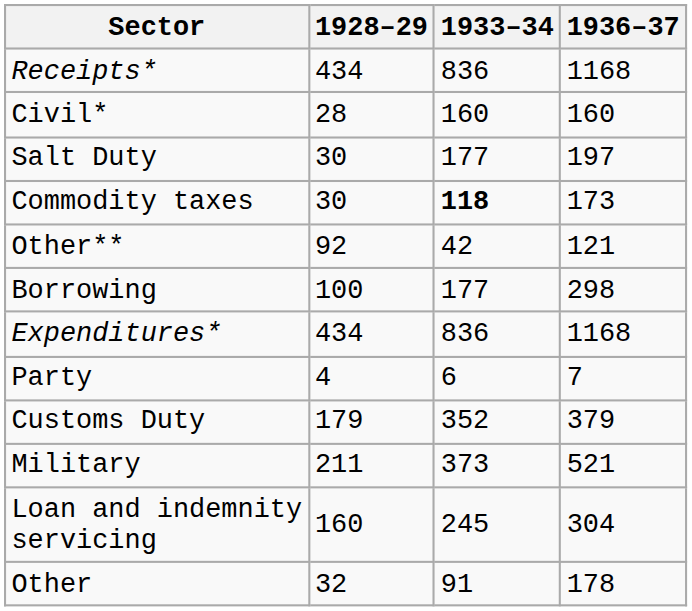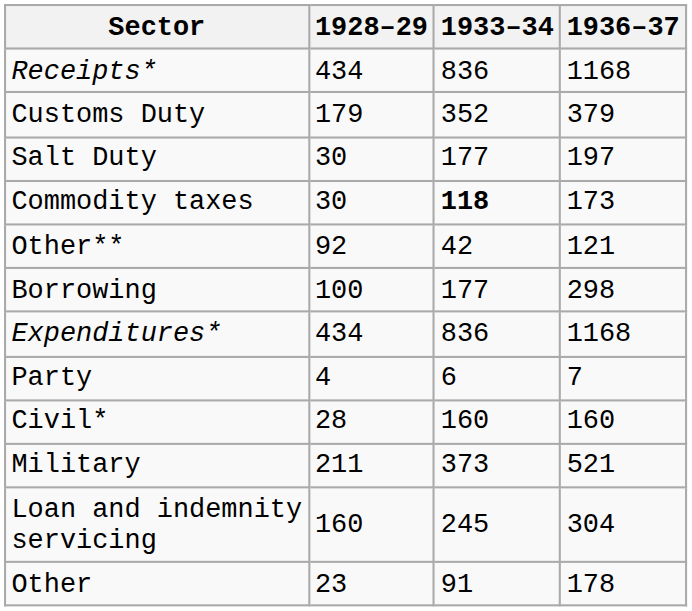rows swapped: (108, 422) <-> (60, 115)
(331, 584) 32 -> (331, 584) 23
